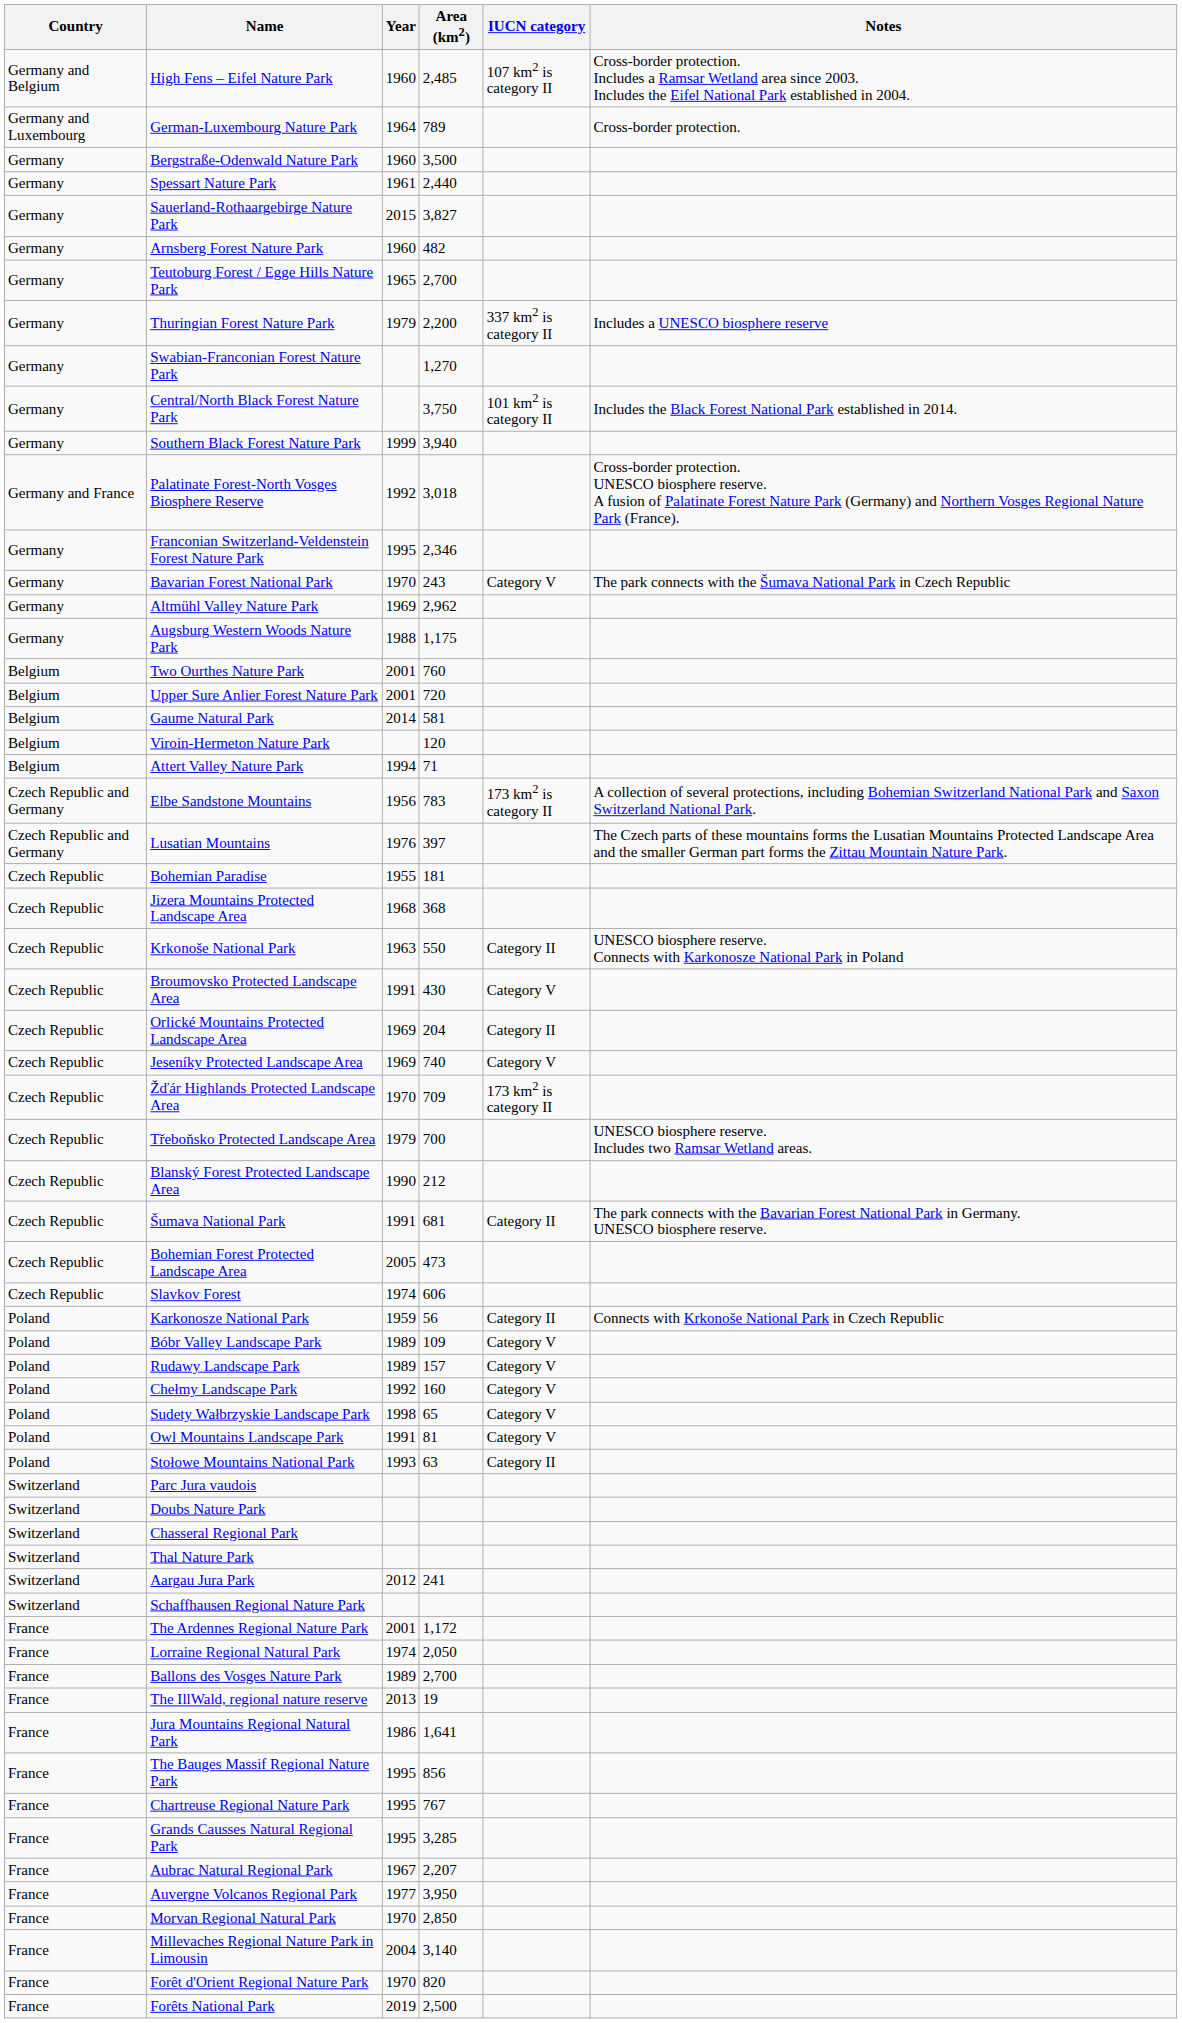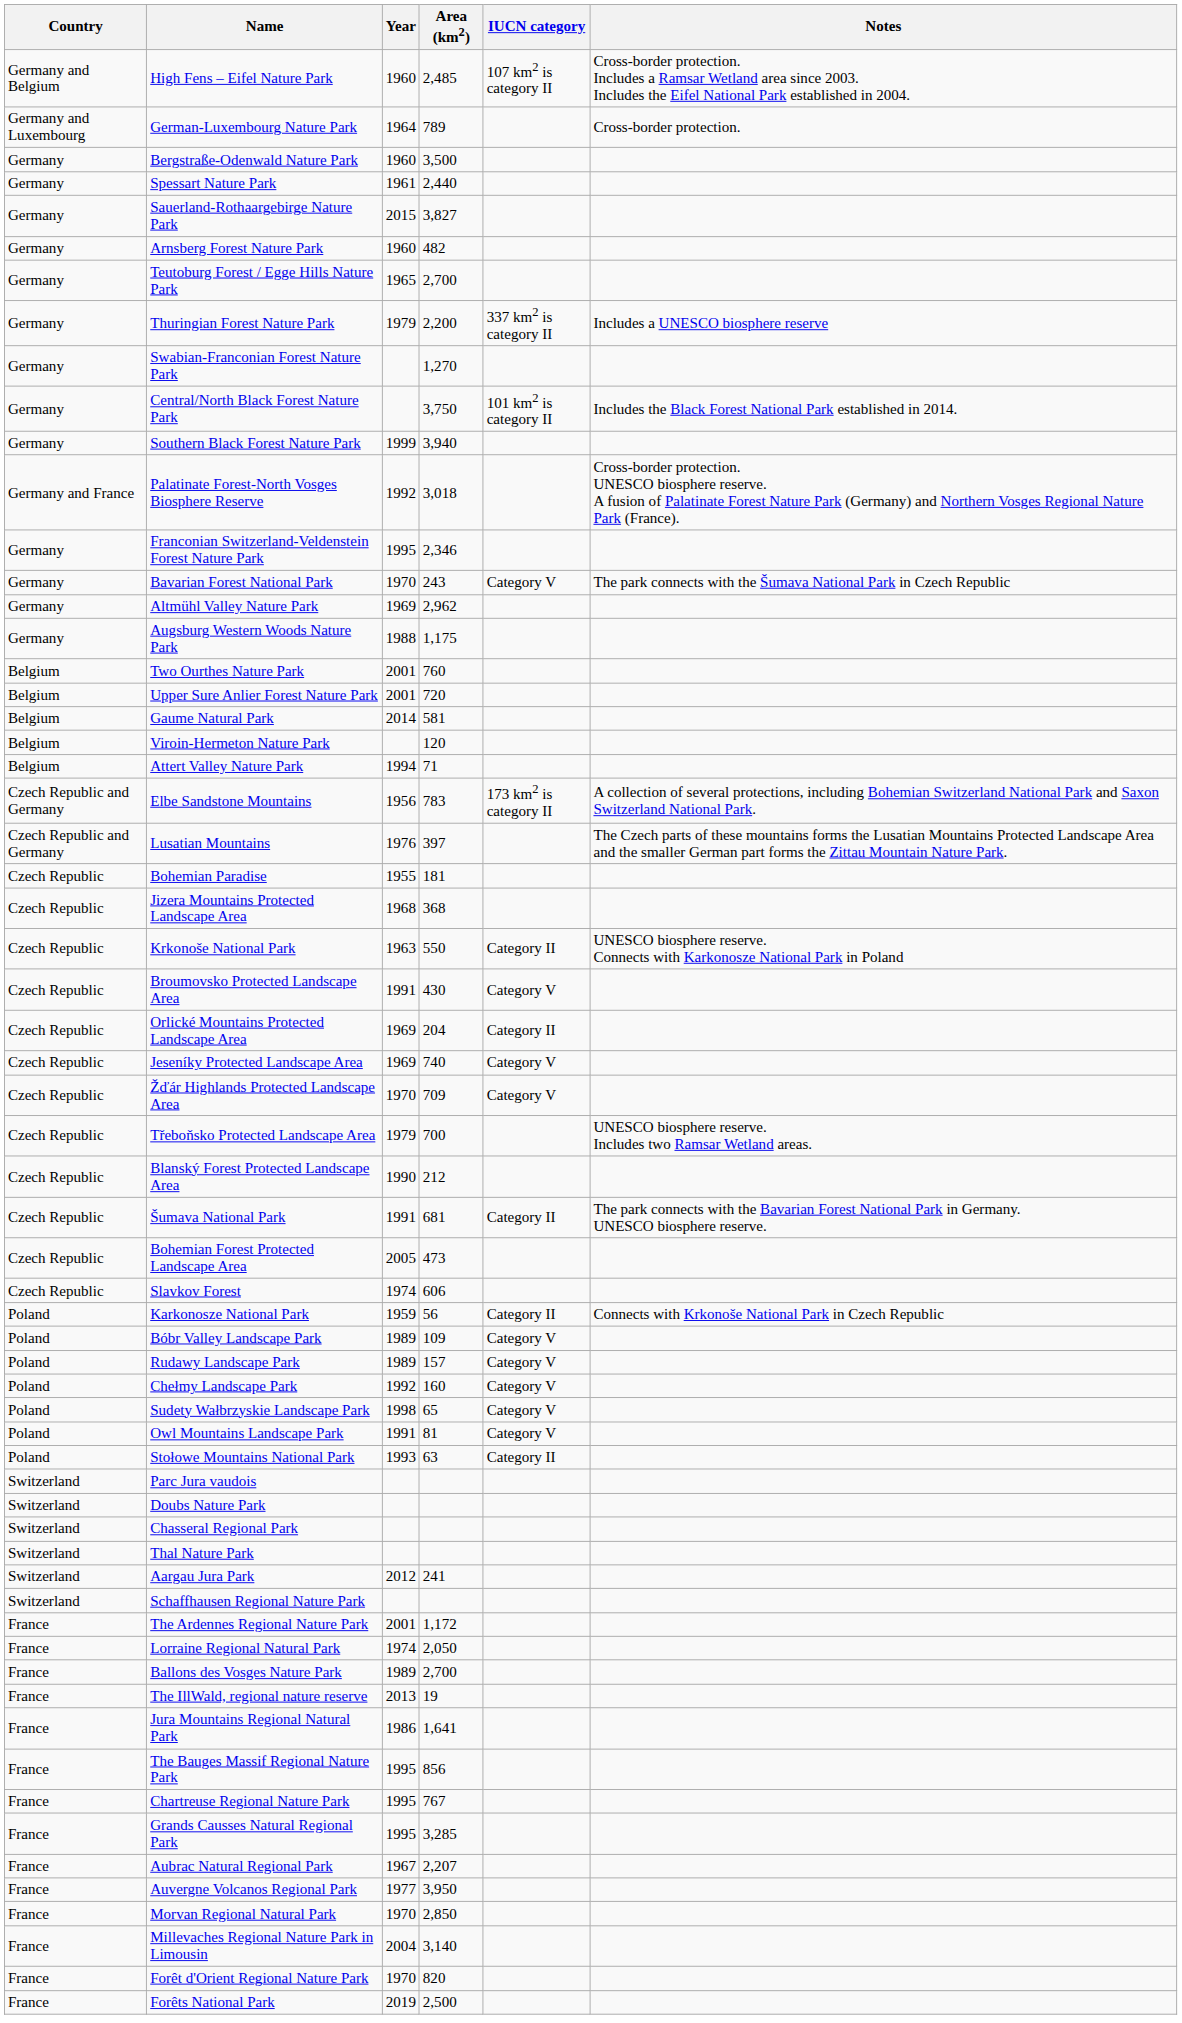(519, 1097) 173 km2 is category II -> (521, 1095) Category V
